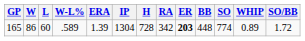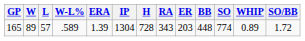(31, 28) 86 -> (31, 28) 89
(46, 28) 60 -> (46, 28) 57
(166, 28) 342 -> (166, 28) 343
(185, 28) bold -> (185, 28) normal
